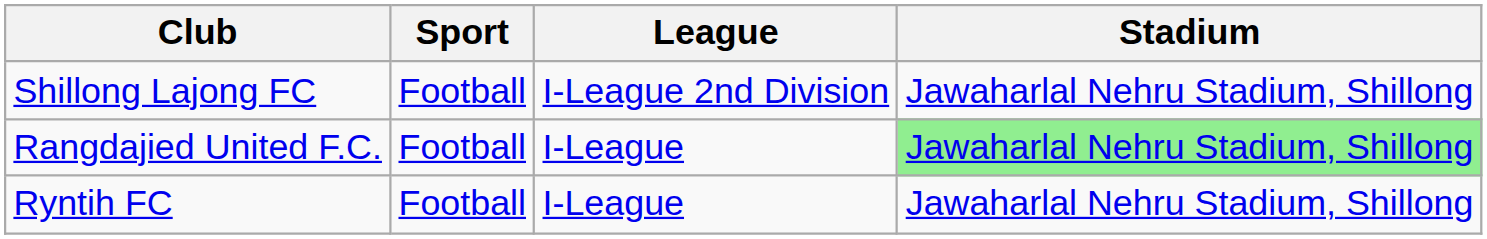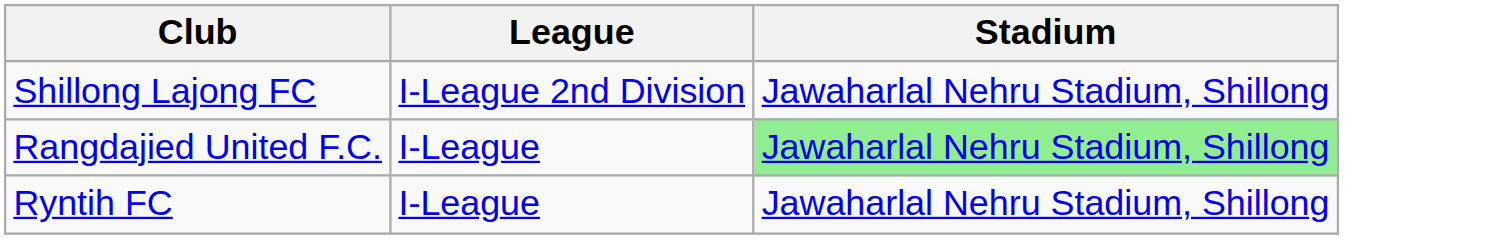- column: (462, 32)
